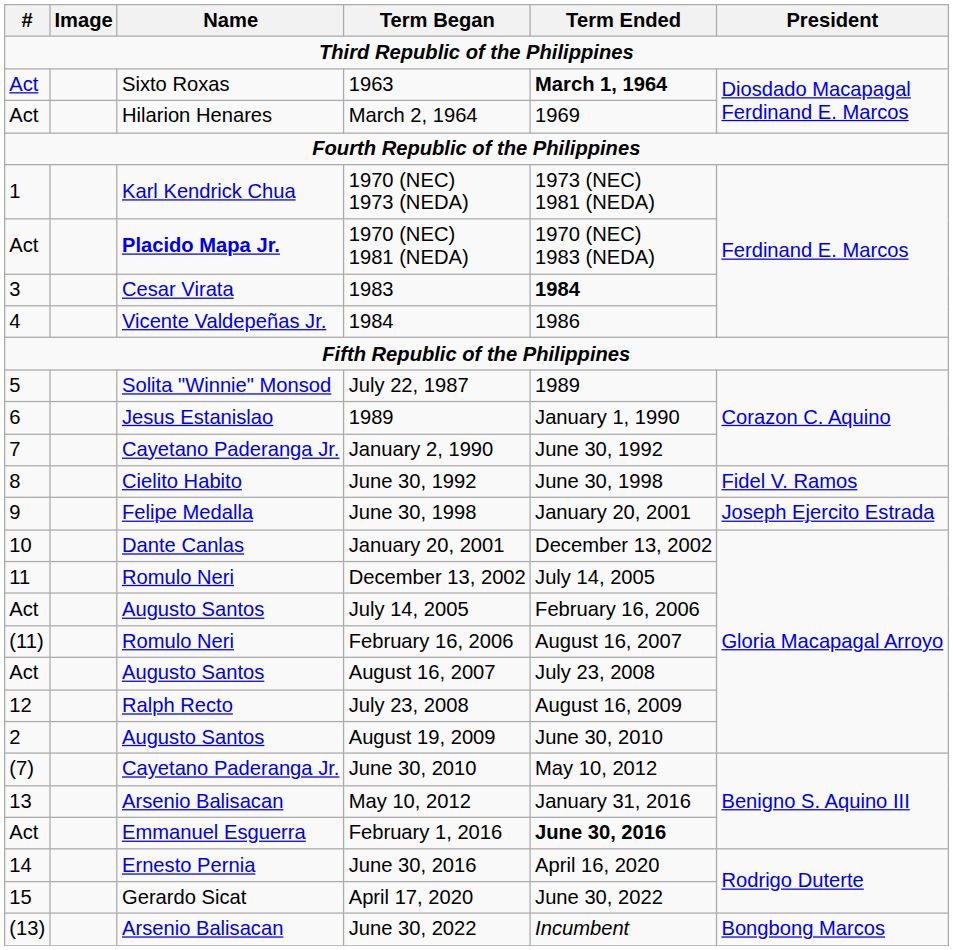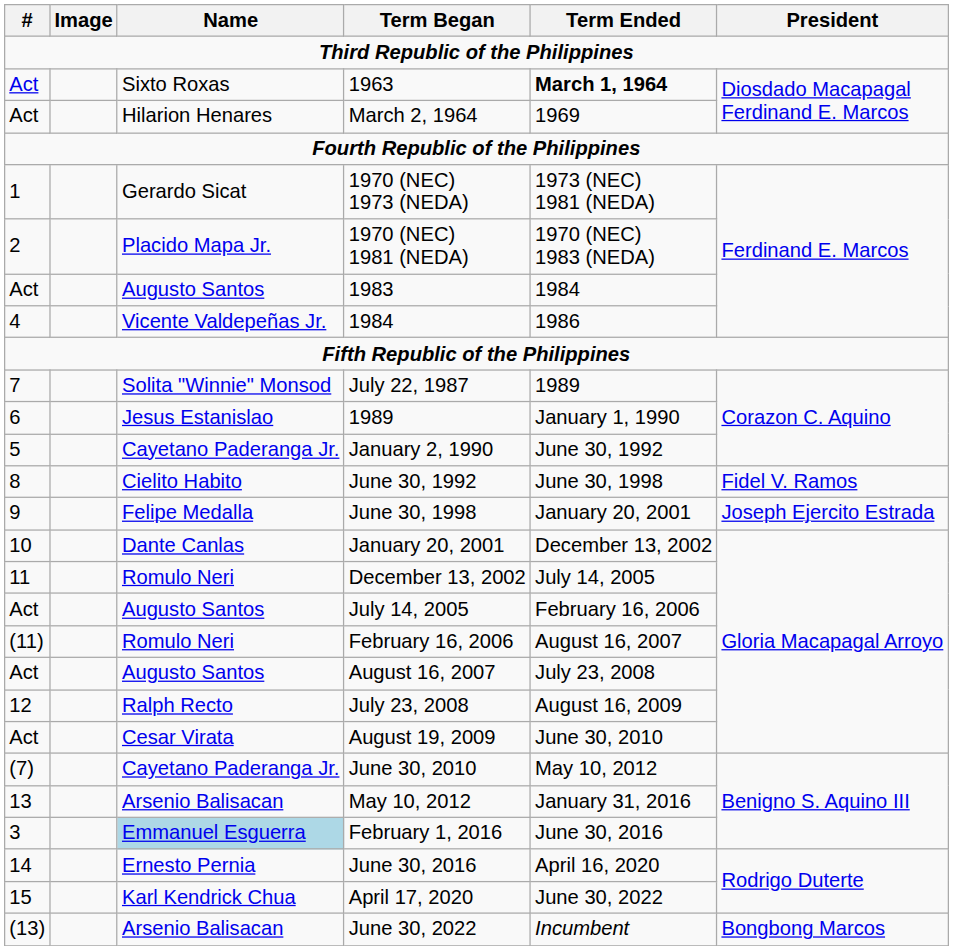(209, 191) Karl Kendrick Chua -> (184, 191) Gerardo Sicat
(24, 246) Act -> (15, 246) 2
(201, 246) bold -> (197, 246) normal
(15, 289) 3 -> (24, 289) Act
(178, 289) Cesar Virata -> (193, 289) Augusto Santos
(557, 289) bold -> (557, 289) normal
(15, 385) 5 -> (15, 385) 7
(15, 449) 7 -> (15, 449) 5
(15, 737) 2 -> (24, 737) Act
(193, 737) Augusto Santos -> (178, 737) Cesar Virata
(24, 833) Act -> (15, 833) 3
(214, 833) no background -> (214, 833) lightblue background
(601, 833) bold -> (599, 833) normal
(184, 897) Gerardo Sicat -> (209, 897) Karl Kendrick Chua
